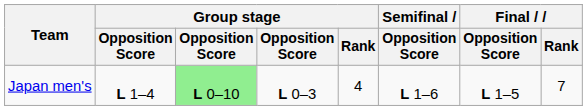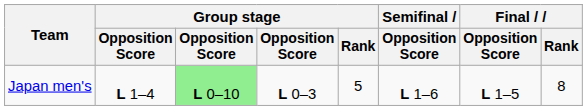(358, 86) 4 -> (358, 86) 5
(561, 86) 7 -> (561, 86) 8
